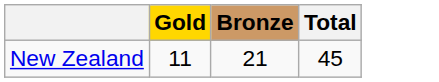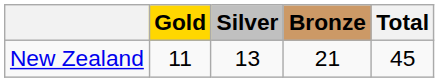+ column: (247, 22)
